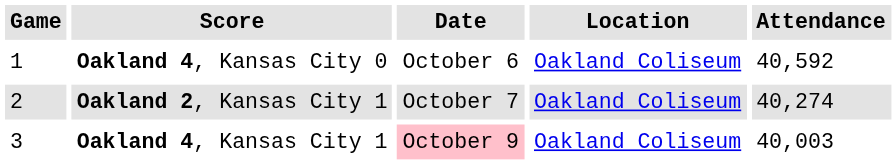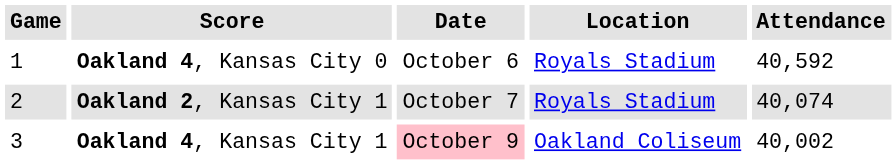(638, 62) Oakland Coliseum -> (625, 62) Royals Stadium
(638, 102) Oakland Coliseum -> (625, 102) Royals Stadium
(795, 102) 40,274 -> (795, 102) 40,074
(795, 142) 40,003 -> (795, 142) 40,002
